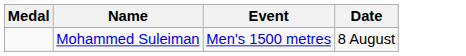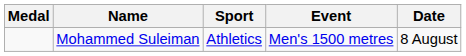+ column: (234, 16)
